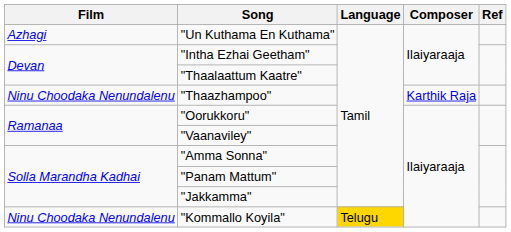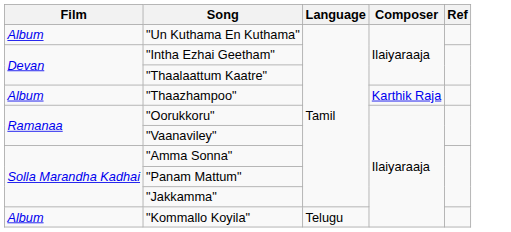(27, 35) Azhagi -> (25, 35) Album
(91, 96) Ninu Choodaka Nenundalenu -> (25, 96) Album
(91, 217) Ninu Choodaka Nenundalenu -> (25, 217) Album
(359, 217) gold background -> (324, 217) no background
